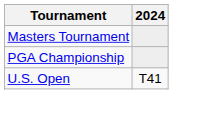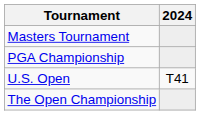+ row: (82, 100)
